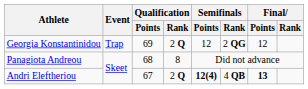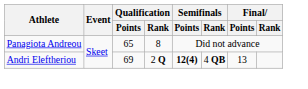- row: (54, 44)
(148, 60) 68 -> (128, 44) 65
(148, 76) 67 -> (128, 60) 69
(263, 76) bold -> (242, 60) normal
